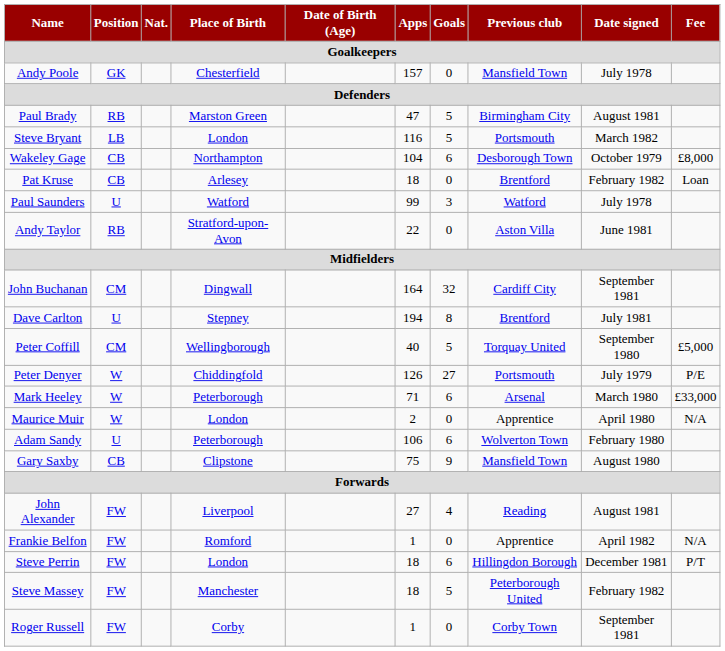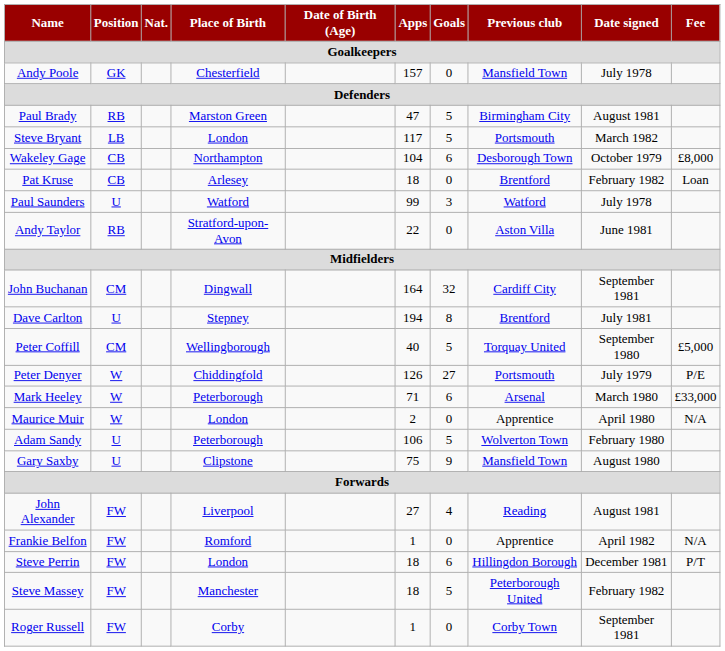(413, 137) 116 -> (413, 137) 117
(449, 440) 6 -> (449, 440) 5
(116, 461) CB -> (116, 461) U
